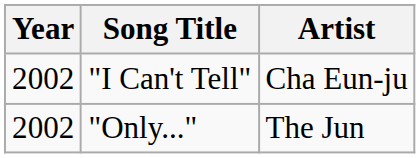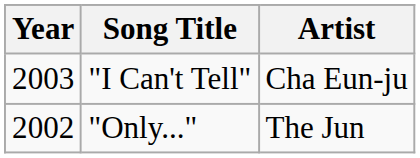(43, 78) 2002 -> (43, 78) 2003
